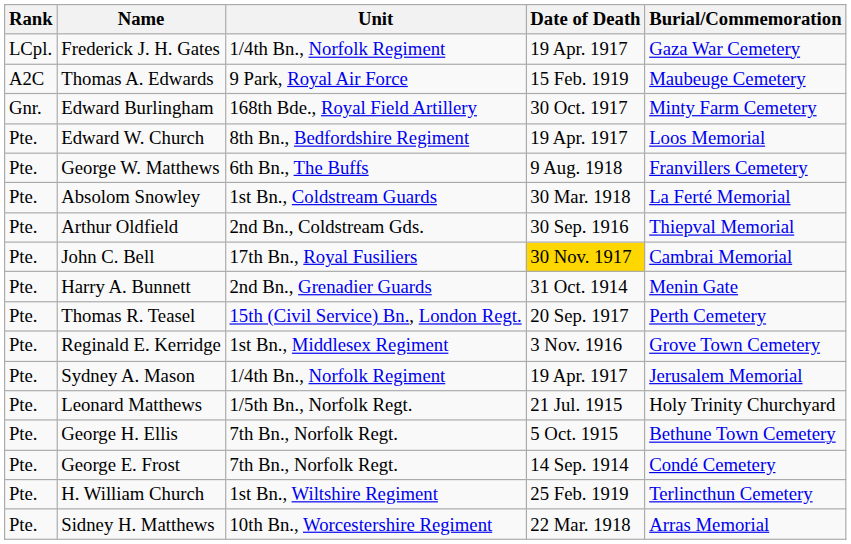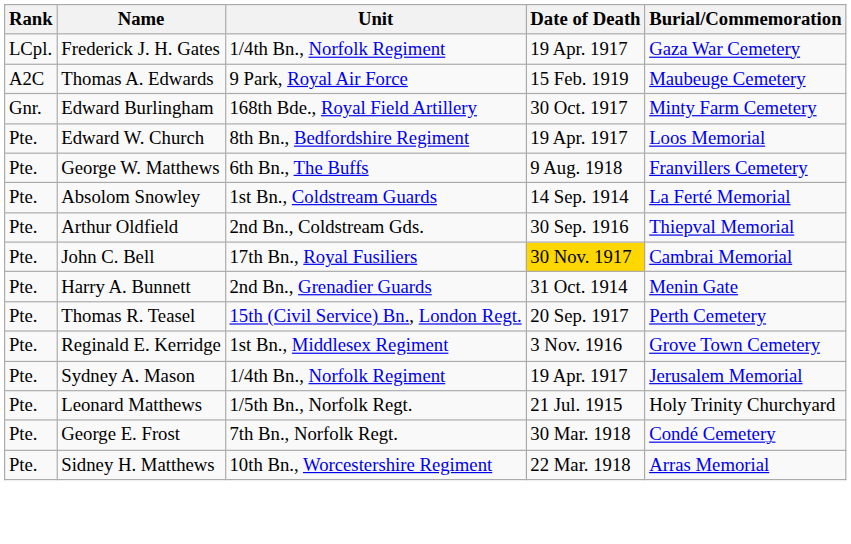(580, 197) 30 Mar. 1918 -> (579, 197) 14 Sep. 1914
- row: (120, 434)
(579, 464) 14 Sep. 1914 -> (580, 434) 30 Mar. 1918
- row: (133, 494)
